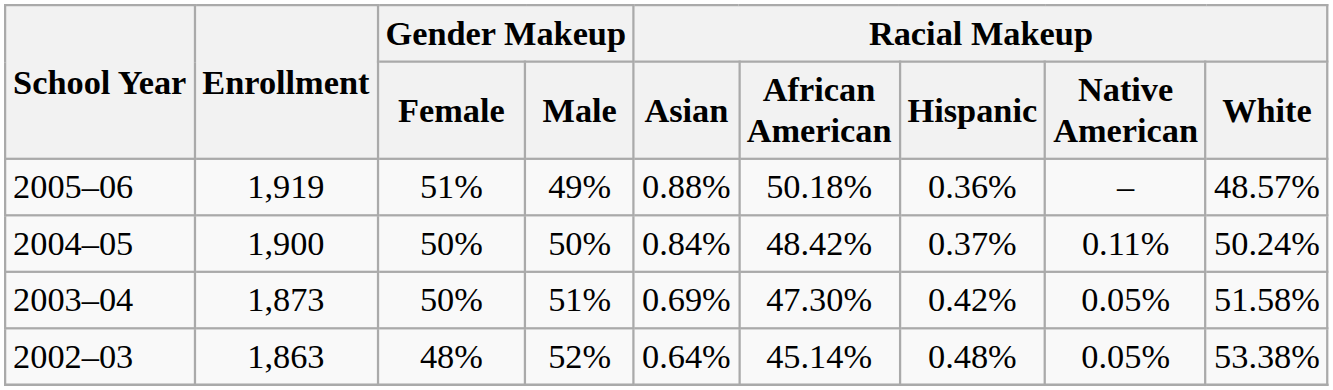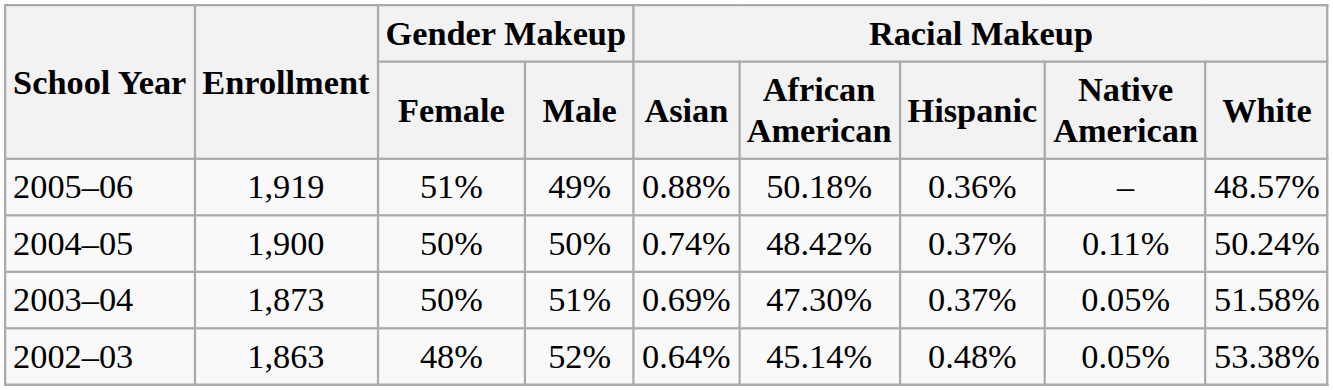(686, 243) 0.84% -> (686, 243) 0.74%
(972, 300) 0.42% -> (972, 300) 0.37%
